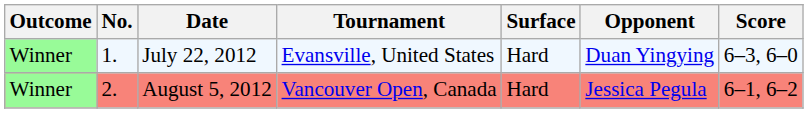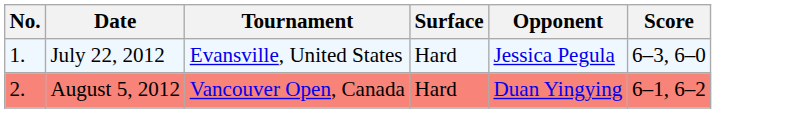- column: (51, 21)
(650, 55) Duan Yingying -> (554, 55) Jessica Pegula
(646, 89) Jessica Pegula -> (558, 89) Duan Yingying
